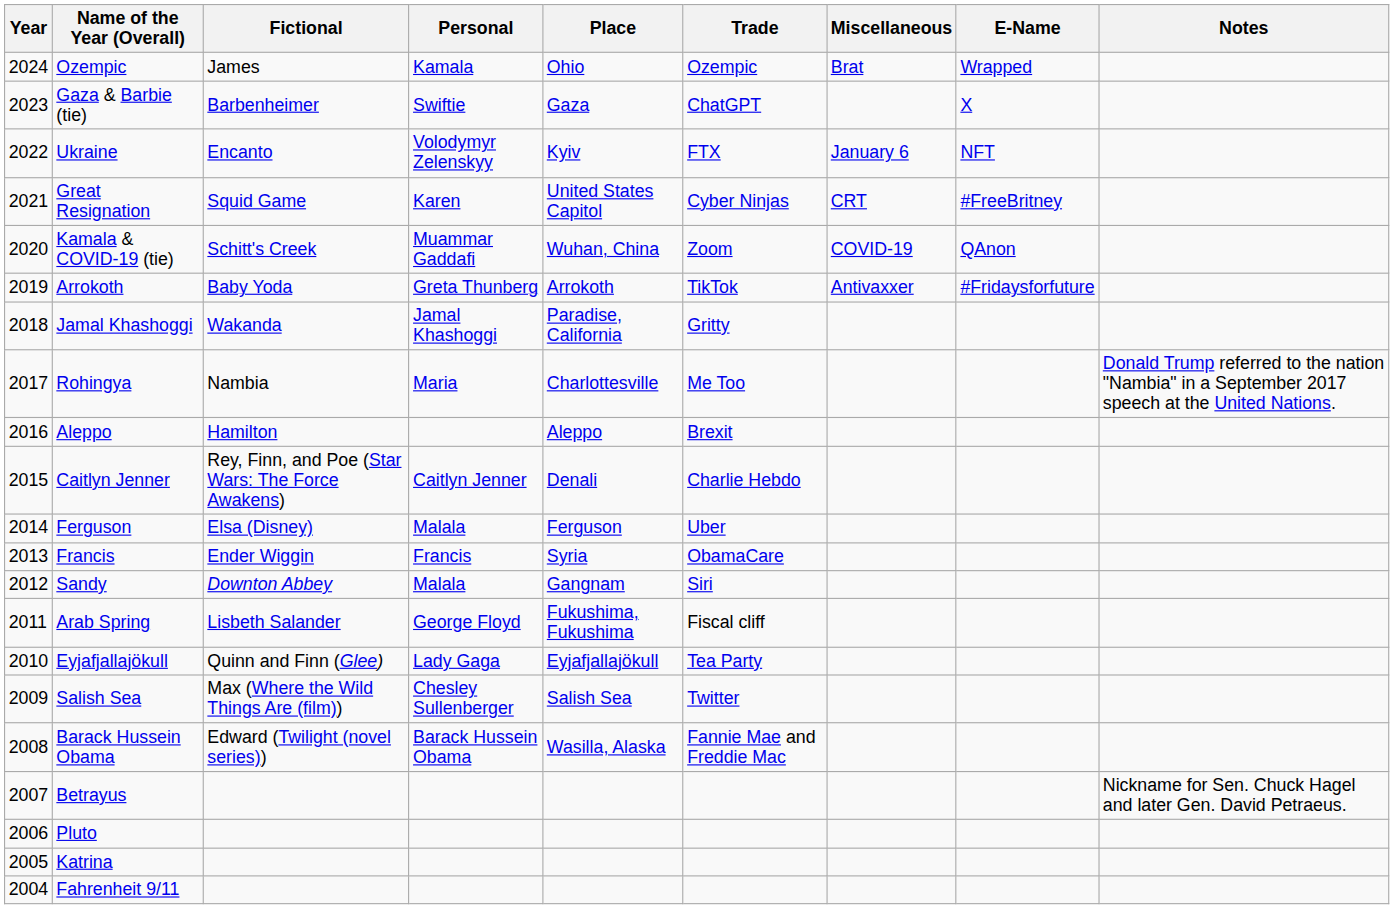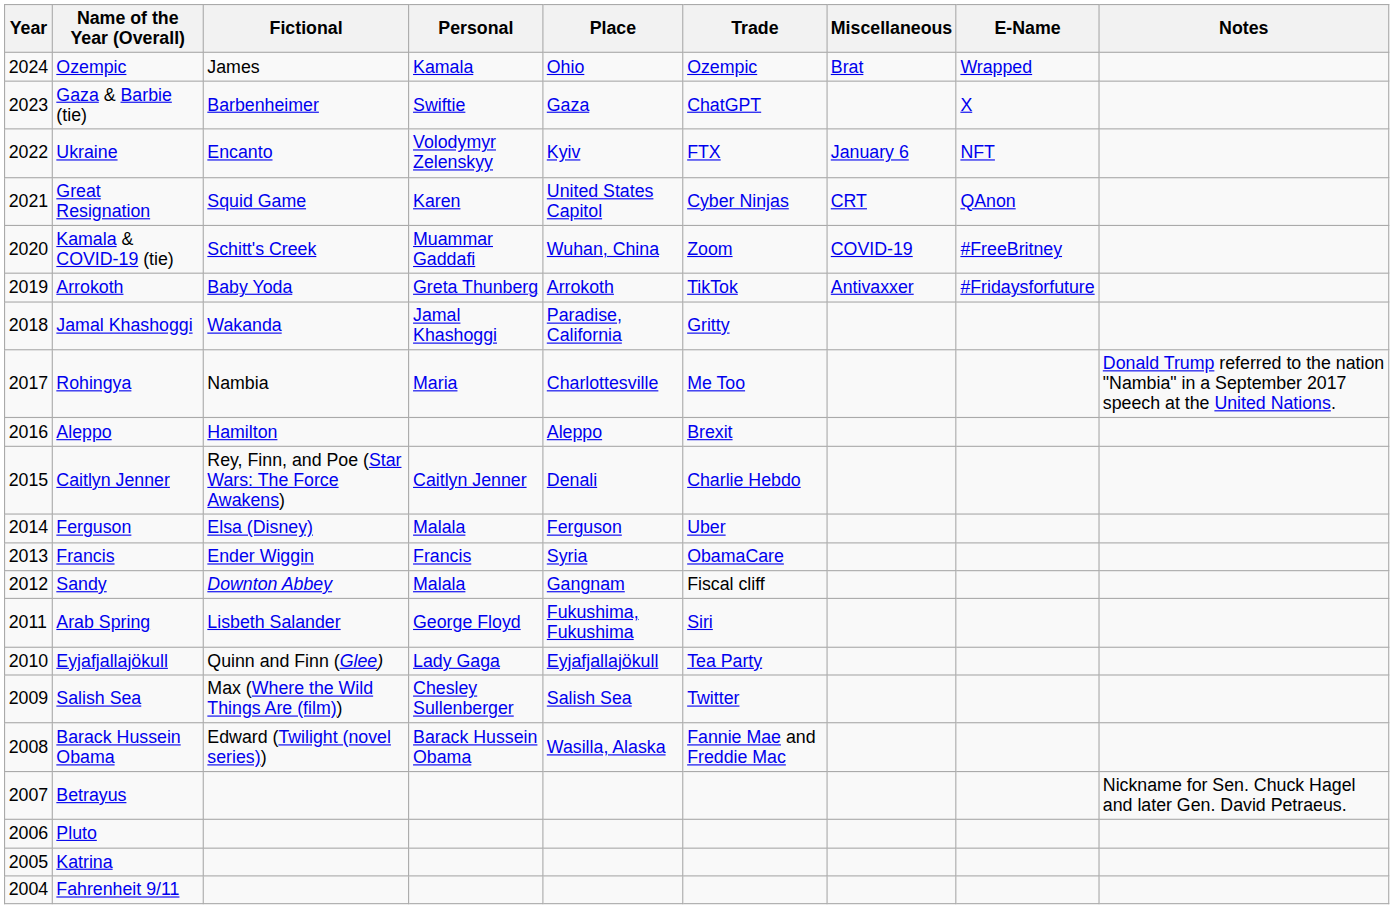(1011, 201) #FreeBritney -> (988, 201) QAnon
(988, 249) QAnon -> (1011, 249) #FreeBritney
(700, 584) Siri -> (726, 584) Fiscal cliff
(726, 622) Fiscal cliff -> (700, 622) Siri
